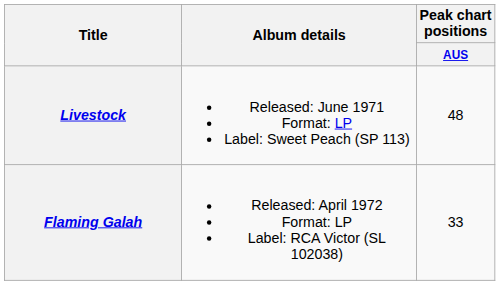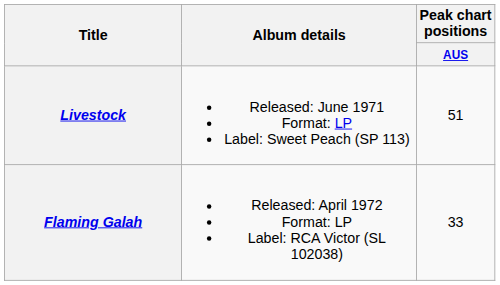(456, 115) 48 -> (456, 115) 51
